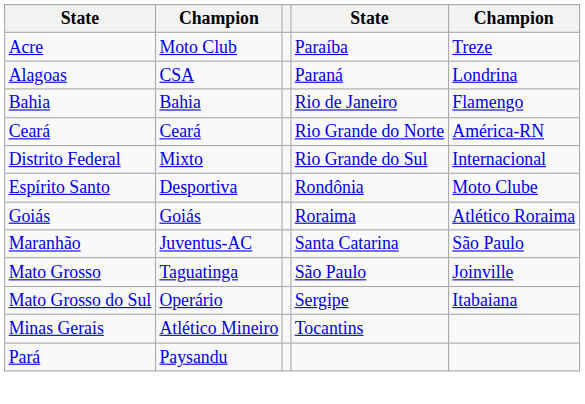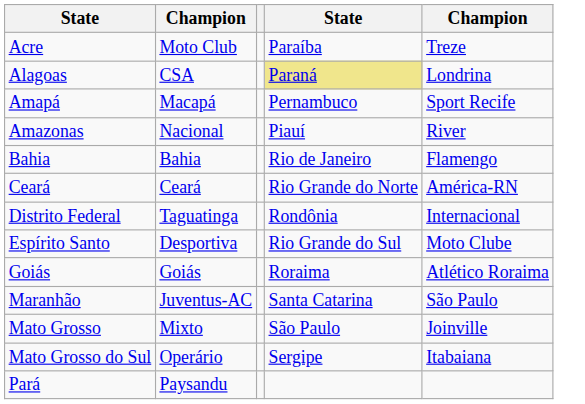(319, 74) no background -> (293, 74) khaki background
+ row: (34, 103)
+ row: (46, 131)
(181, 159) Mixto -> (199, 215) Taguatinga
(361, 159) Rio Grande do Sul -> (303, 215) Rondônia
(329, 187) Rondônia -> (335, 243) Rio Grande do Sul
(199, 272) Taguatinga -> (181, 328) Mixto
- row: (56, 328)
